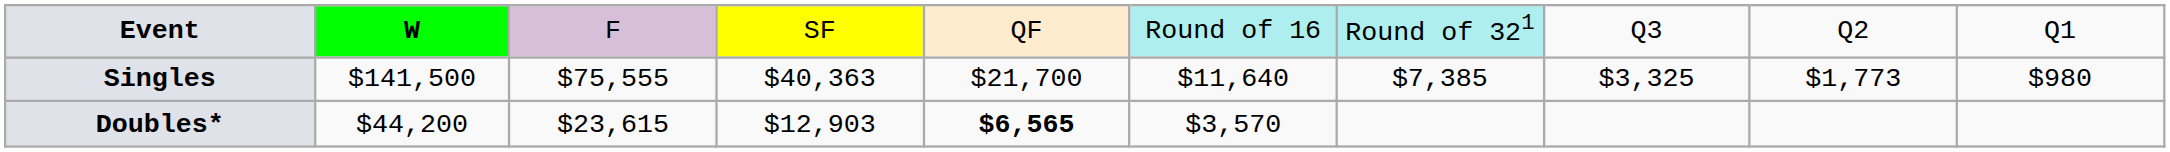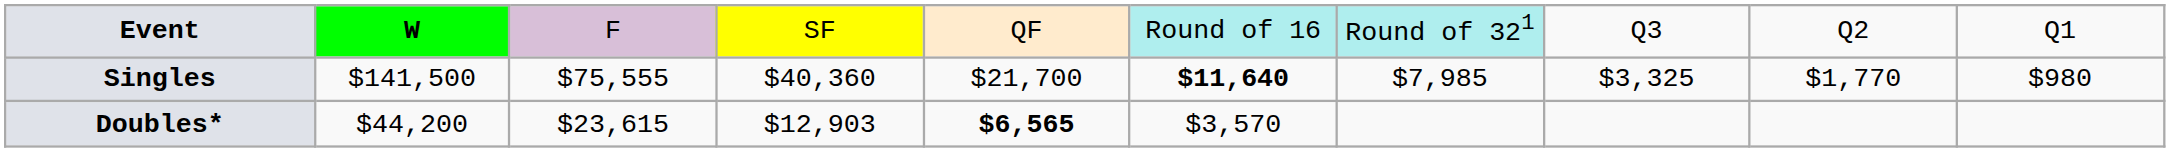(820, 79) $40,363 -> (820, 79) $40,360
(1233, 79) normal -> (1233, 79) bold
(1440, 79) $7,385 -> (1440, 79) $7,985
(1853, 79) $1,773 -> (1853, 79) $1,770
